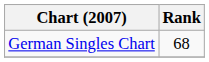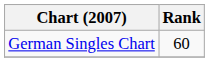(182, 43) 68 -> (182, 43) 60
